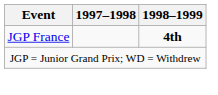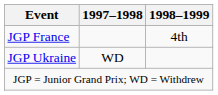(172, 36) bold -> (179, 36) normal
+ row: (42, 57)
